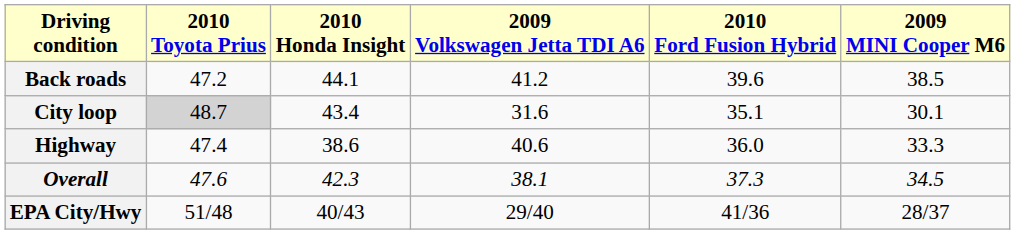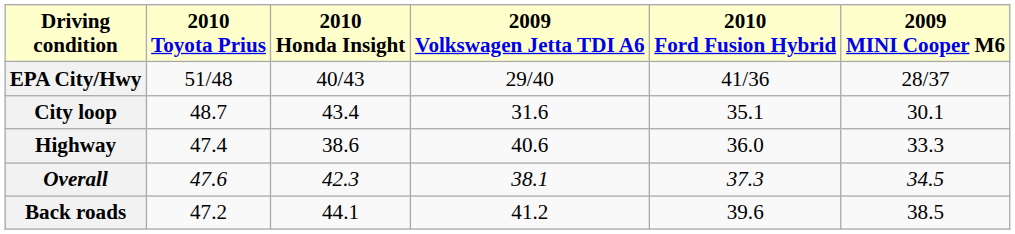rows swapped: (76, 78) <-> (76, 212)
(209, 111) lightgrey background -> (209, 111) no background
